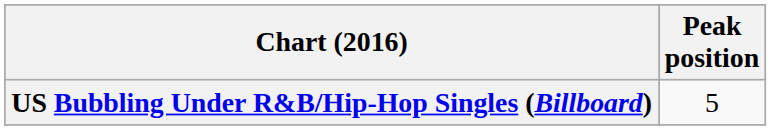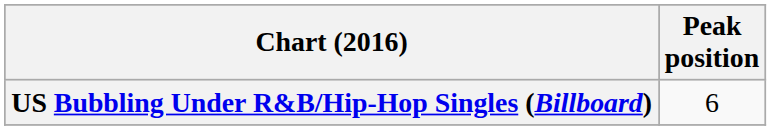(712, 102) 5 -> (712, 102) 6
